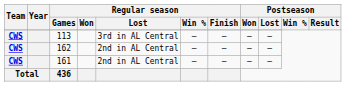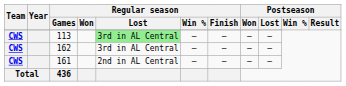(138, 37) no background -> (138, 37) lightgreen background
(138, 49) 2nd in AL Central -> (138, 49) 3rd in AL Central
